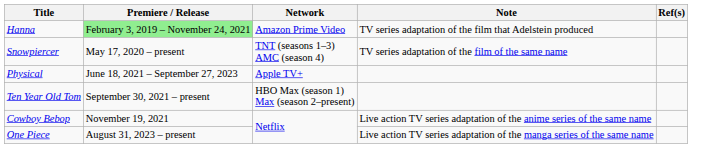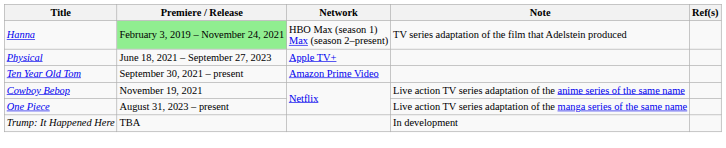(300, 29) Amazon Prime Video -> (339, 35) HBO Max (season 1) Max (season 2–present)
- row: (33, 51)
(305, 96) HBO Max (season 1) Max (season 2–present) -> (334, 73) Amazon Prime Video
+ row: (61, 123)
